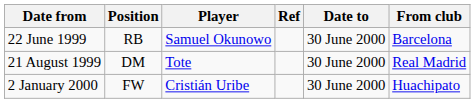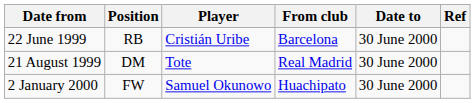columns swapped: (429, 16) <-> (289, 16)
(218, 39) Samuel Okunowo -> (207, 39) Cristián Uribe
(207, 86) Cristián Uribe -> (218, 86) Samuel Okunowo
